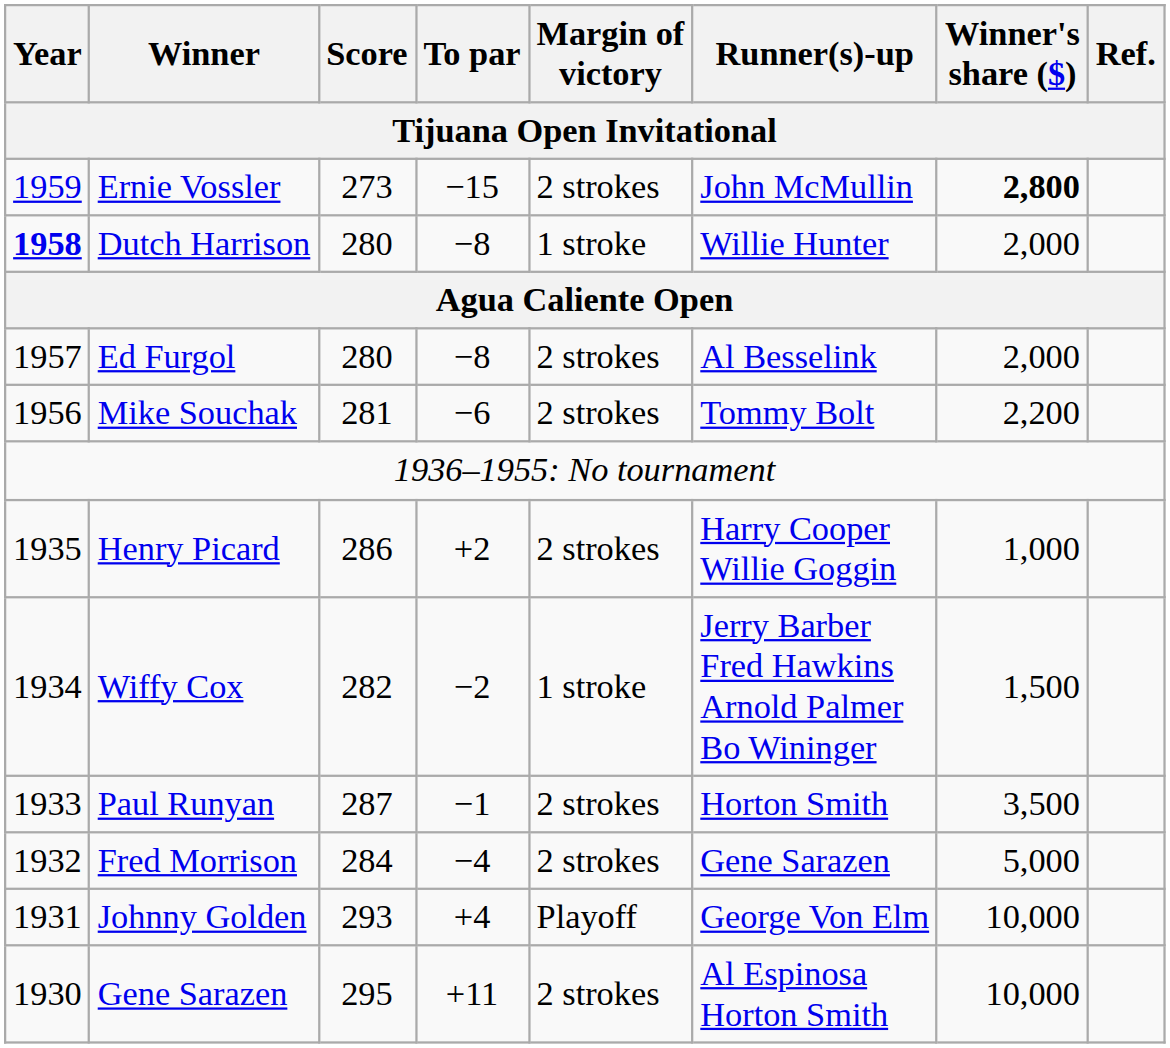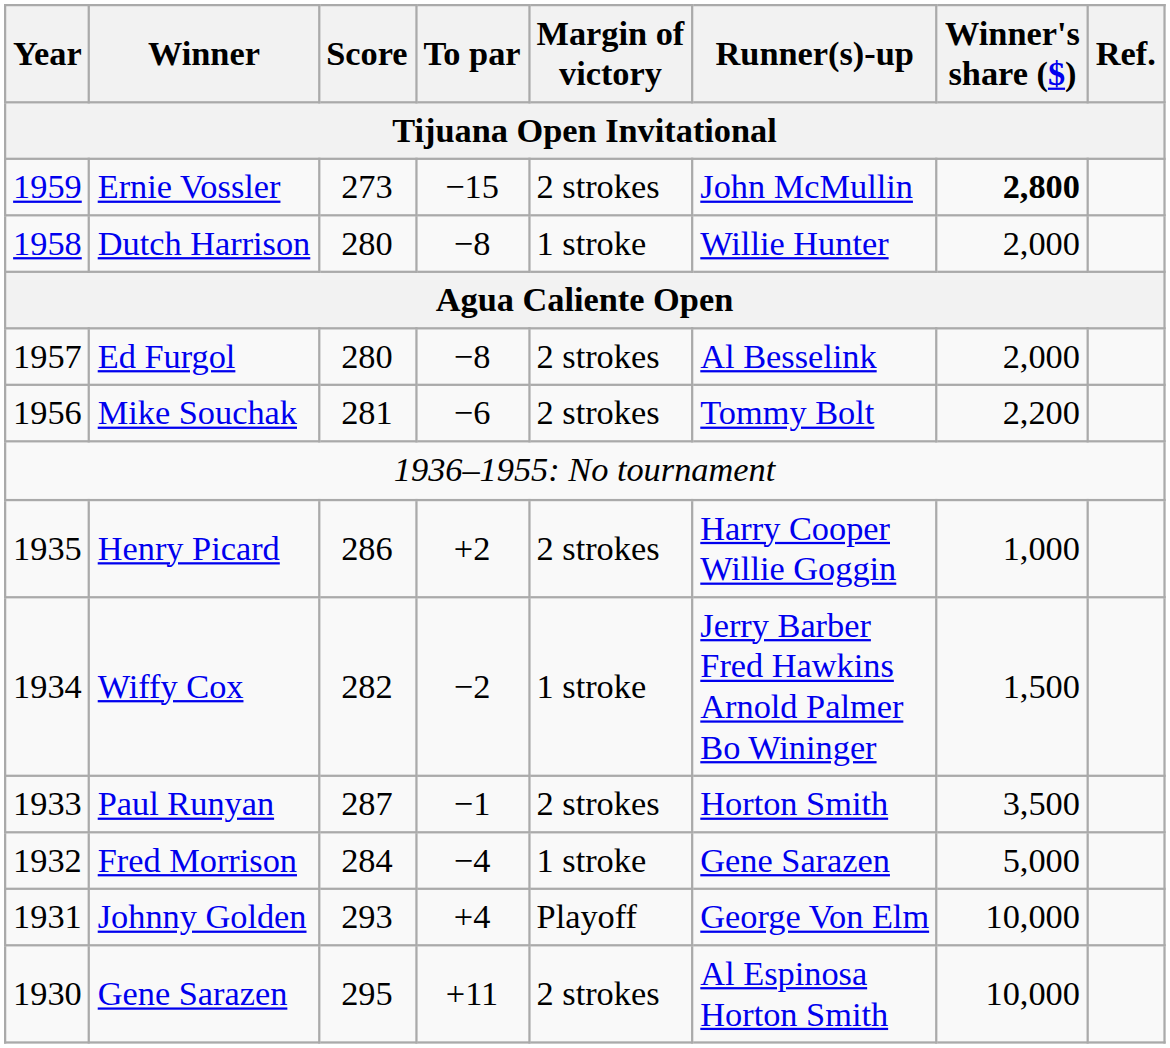(47, 243) bold -> (47, 243) normal
(598, 859) 2 strokes -> (591, 859) 1 stroke
